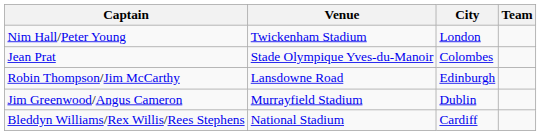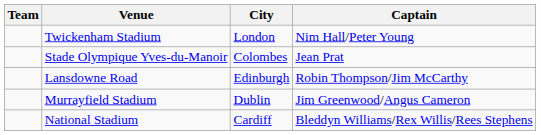columns swapped: (517, 15) <-> (126, 15)
